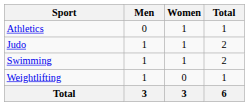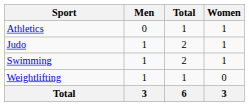columns swapped: (184, 12) <-> (224, 12)
